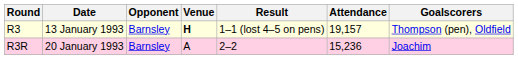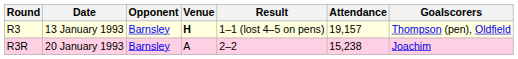(345, 46) 15,236 -> (345, 46) 15,238
